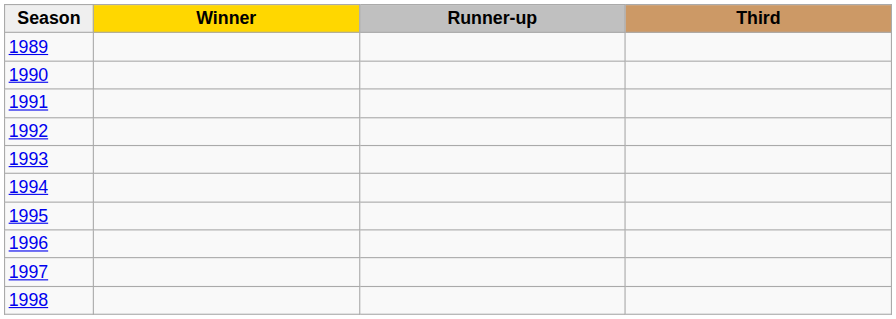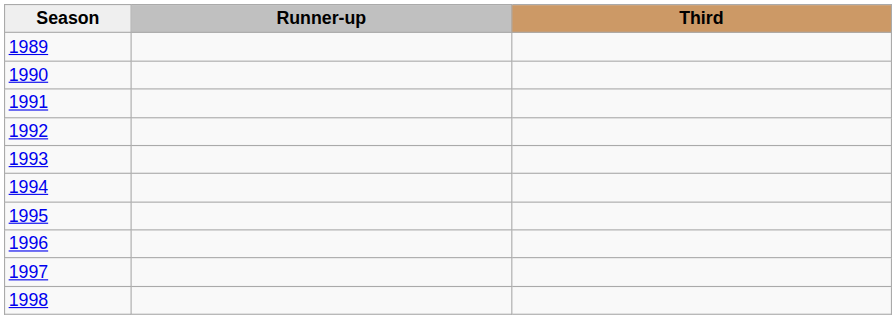- column: (226, 18)
